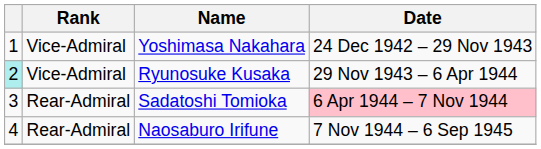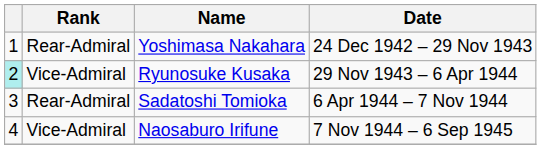(76, 46) Vice-Admiral -> (78, 46) Rear-Admiral
(410, 102) pink background -> (410, 102) no background
(78, 130) Rear-Admiral -> (76, 130) Vice-Admiral
